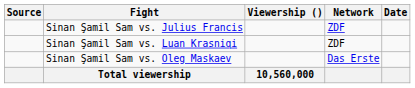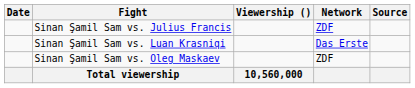columns swapped: (396, 12) <-> (24, 12)
(336, 44) ZDF -> (342, 44) Das Erste
(353, 59) Das Erste -> (324, 59) ZDF
